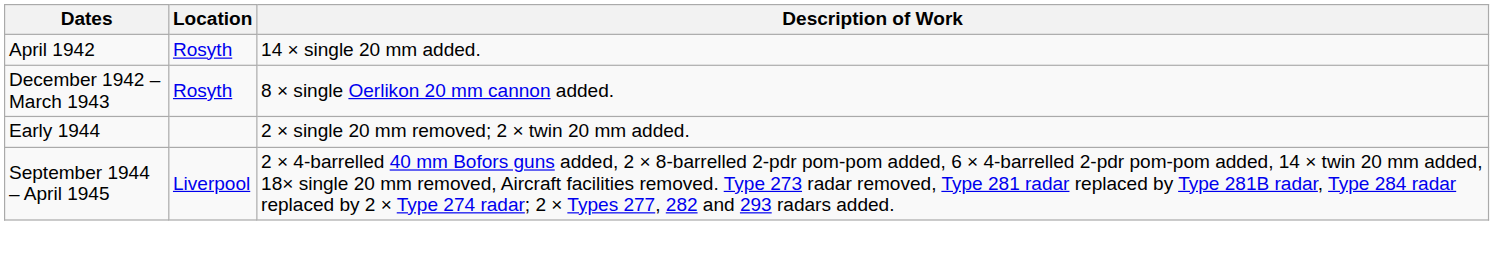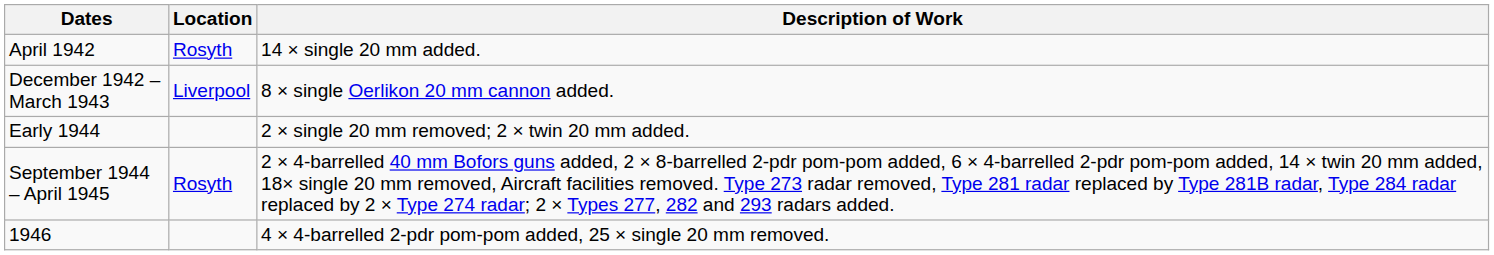(203, 90) Rosyth -> (212, 90) Liverpool
(212, 183) Liverpool -> (203, 183) Rosyth
+ row: (30, 234)
